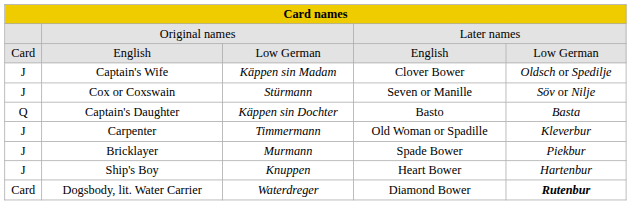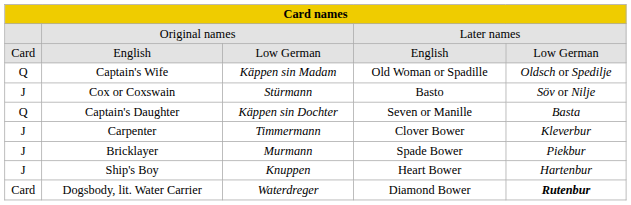(23, 72) J -> (23, 72) Q
(430, 72) Clover Bower -> (430, 72) Old Woman or Spadille
(430, 92) Seven or Manille -> (430, 92) Basto
(430, 111) Basto -> (430, 111) Seven or Manille
(430, 131) Old Woman or Spadille -> (430, 131) Clover Bower
